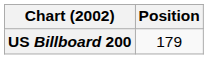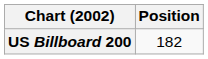(169, 41) 179 -> (169, 41) 182
